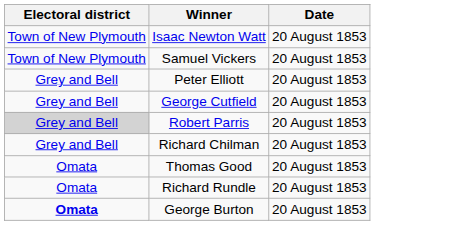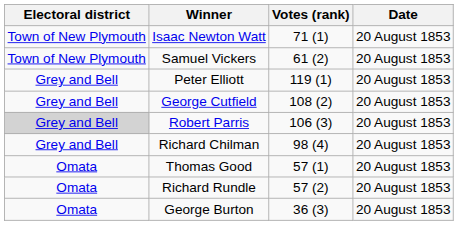+ column: (311, 15)
(77, 209) bold -> (77, 209) normal
